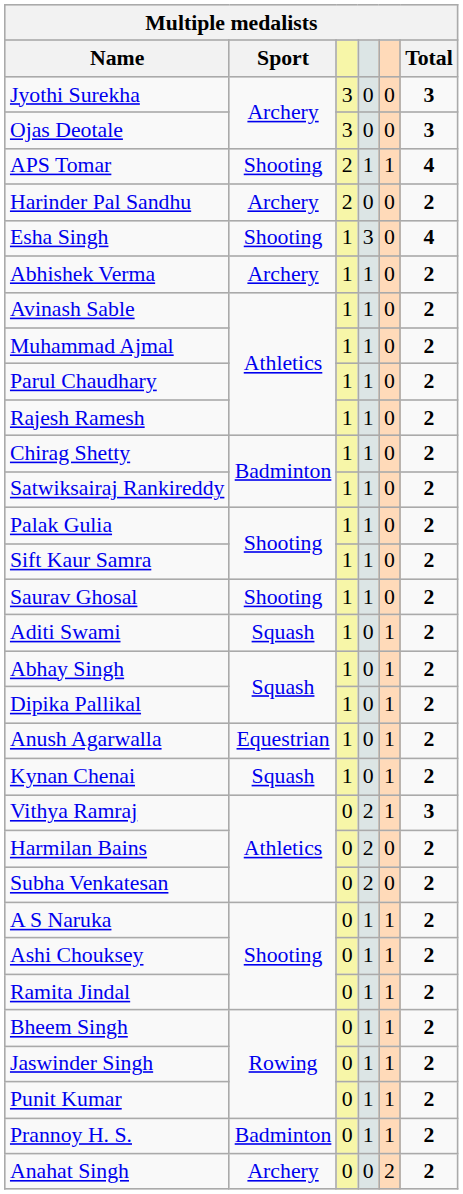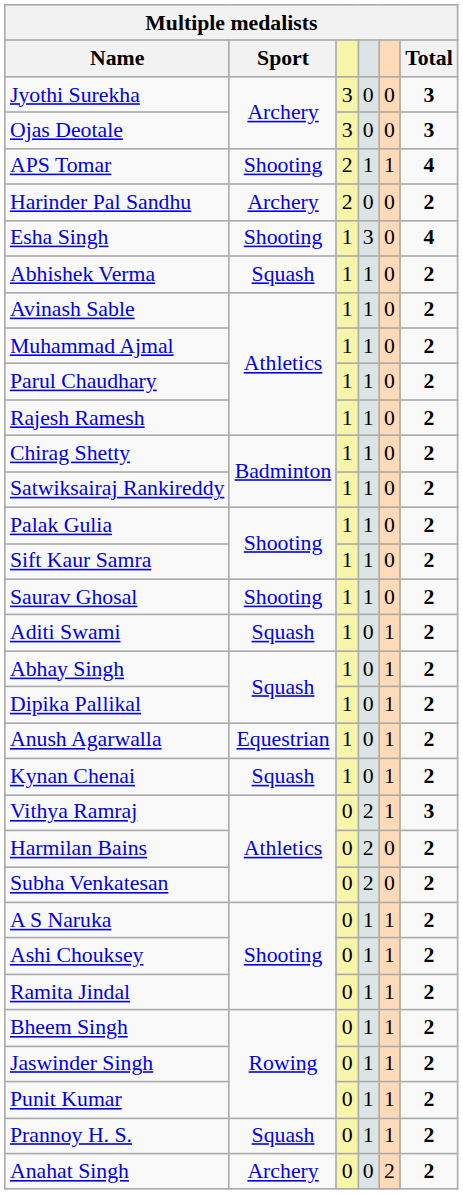(283, 273) Archery -> (283, 273) Squash
(283, 1134) Badminton -> (283, 1134) Squash
